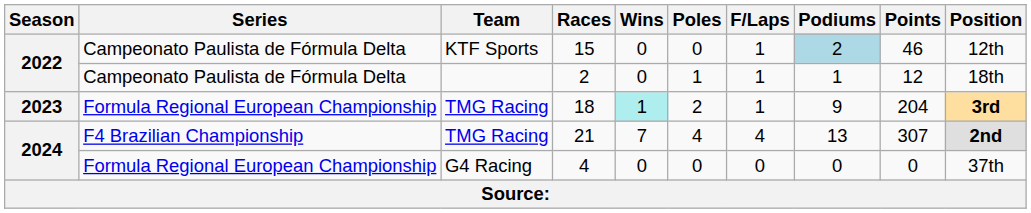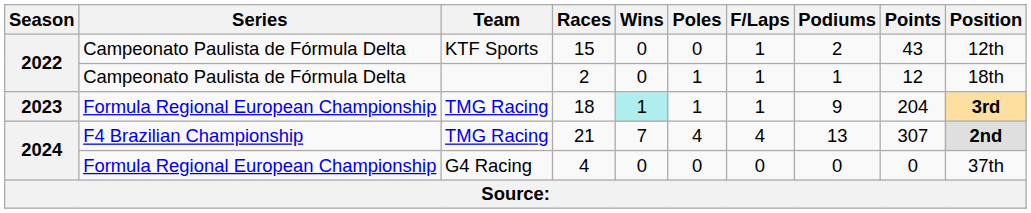(837, 49) lightblue background -> (837, 49) no background
(913, 49) 46 -> (913, 49) 43
(697, 107) 2 -> (697, 107) 1
